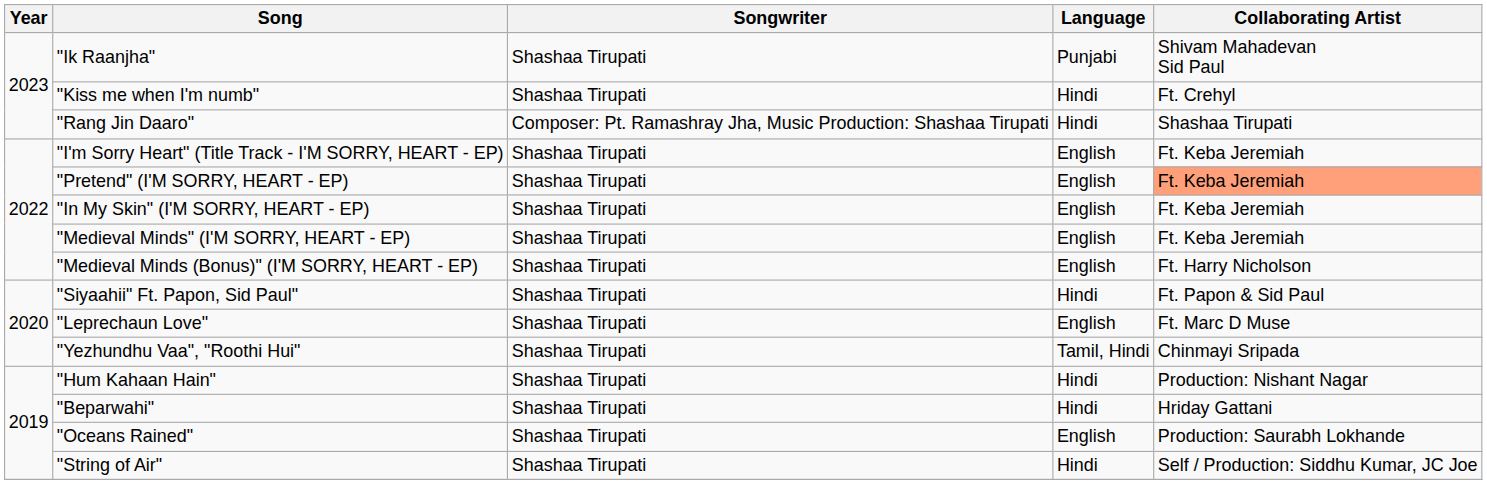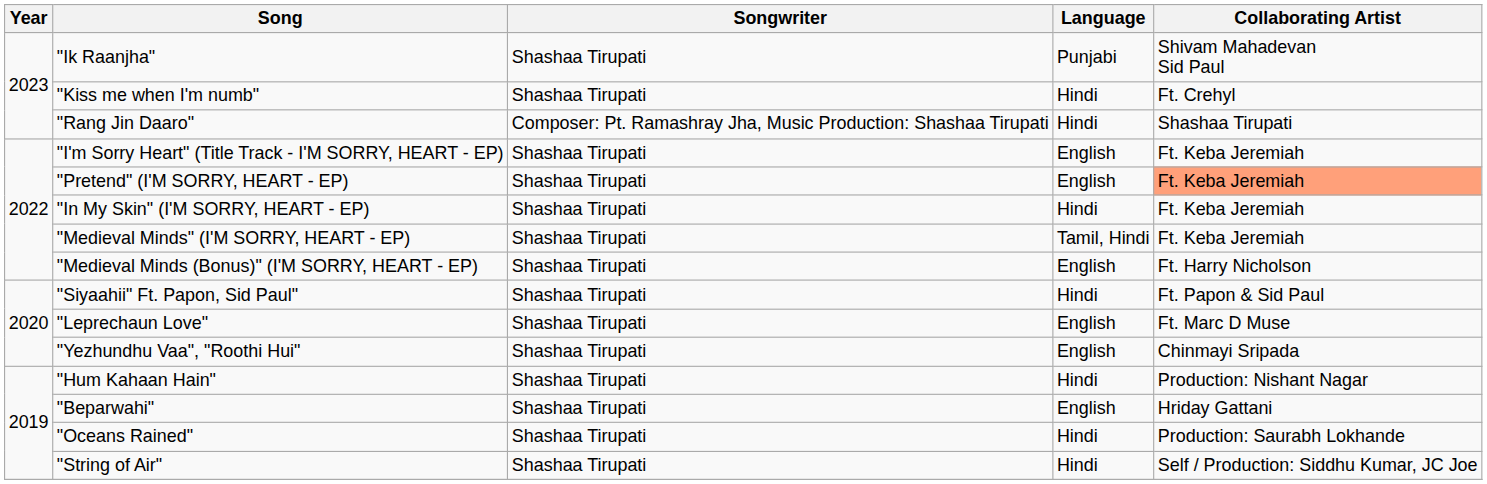(1086, 209) English -> (1077, 209) Hindi
(1086, 237) English -> (1103, 237) Tamil, Hindi
(1103, 351) Tamil, Hindi -> (1086, 351) English
(1077, 408) Hindi -> (1086, 408) English
(1086, 436) English -> (1077, 436) Hindi
